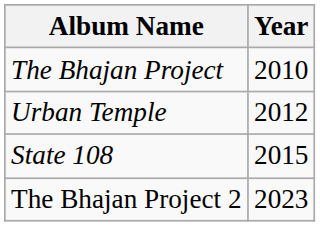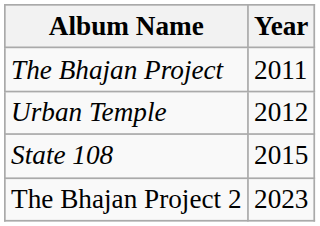(281, 69) 2010 -> (281, 69) 2011
